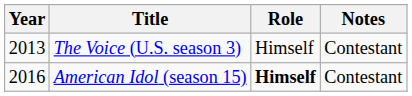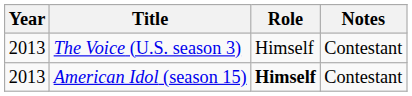(27, 76) 2016 -> (27, 76) 2013
